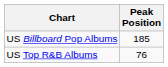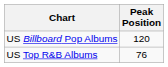(142, 39) 185 -> (142, 39) 120
